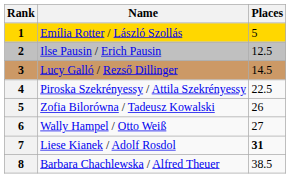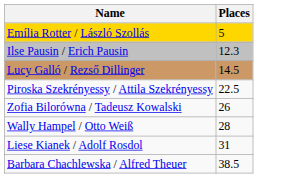- column: (21, 13)
(262, 51) 12.5 -> (229, 51) 12.3
(257, 126) 27 -> (224, 126) 28
(257, 145) bold -> (224, 145) normal
